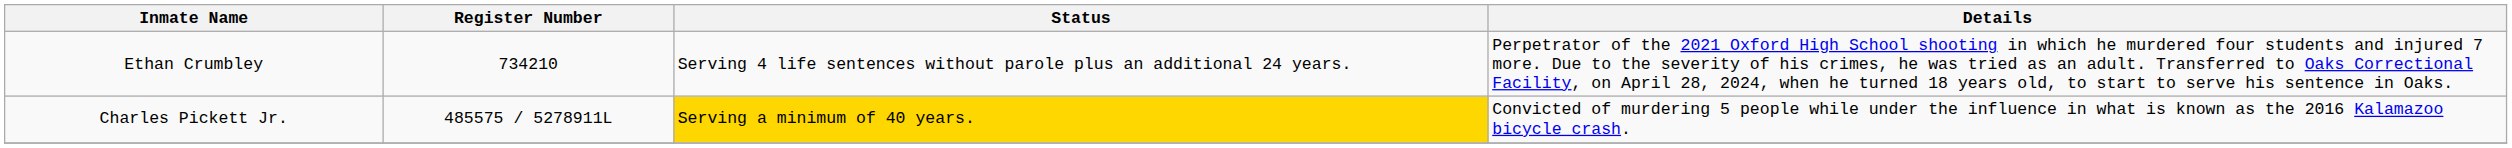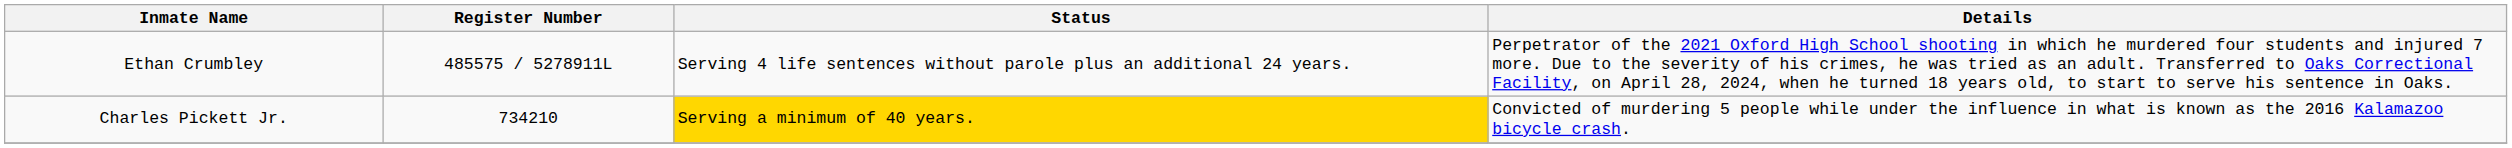(528, 64) 734210 -> (528, 64) 485575 / 5278911L
(528, 120) 485575 / 5278911L -> (528, 120) 734210
